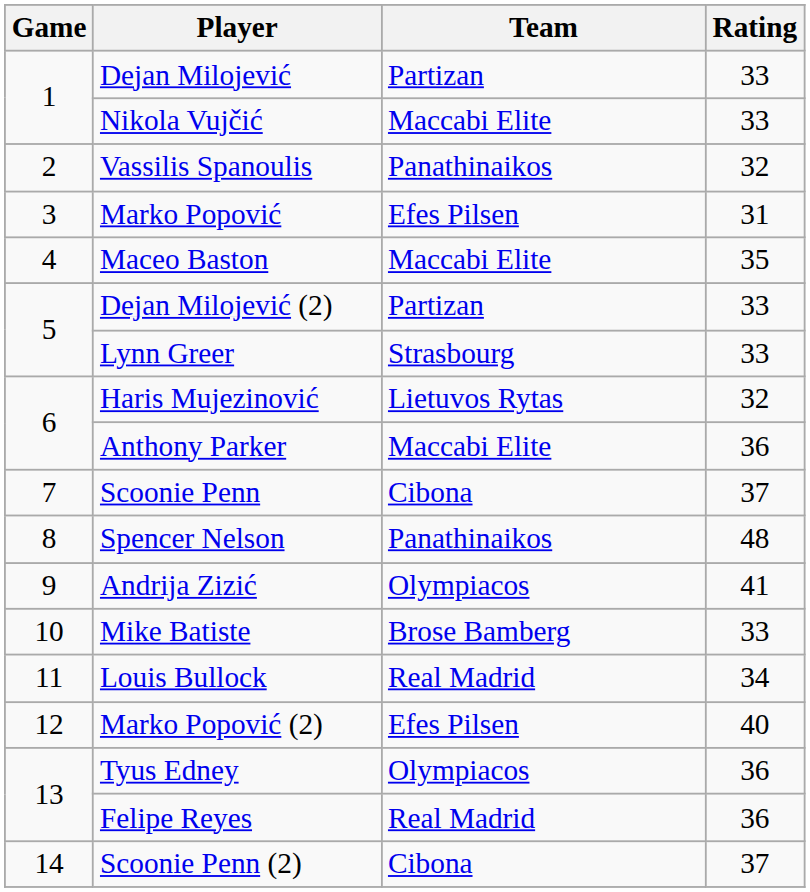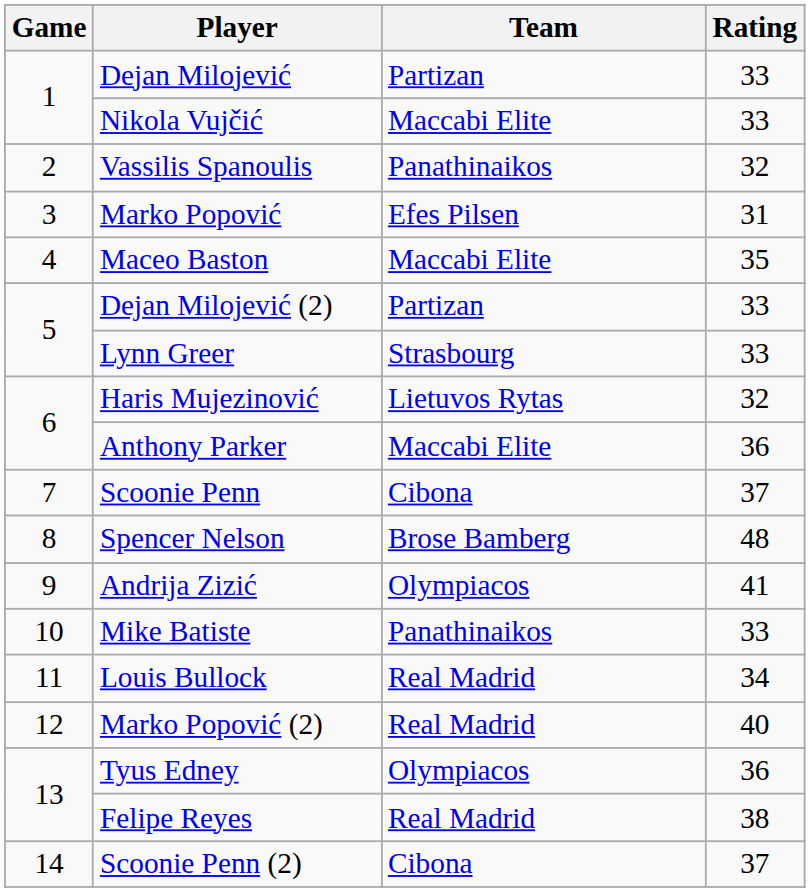(470, 538) Panathinaikos -> (479, 538) Brose Bamberg
(479, 631) Brose Bamberg -> (470, 631) Panathinaikos
(453, 724) Efes Pilsen -> (462, 724) Real Madrid
(755, 817) 36 -> (755, 817) 38
